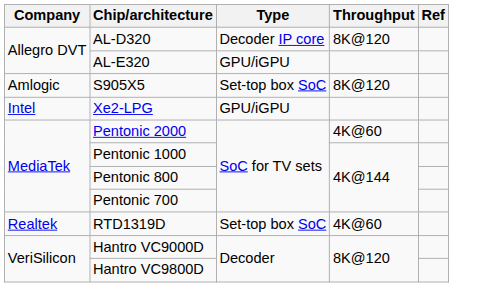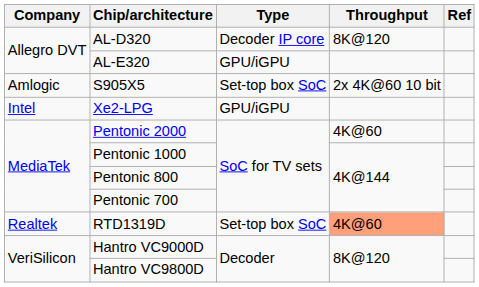(361, 85) 8K@120 -> (387, 85) 2x 4K@60 10 bit
(357, 223) no background -> (357, 223) lightsalmon background
